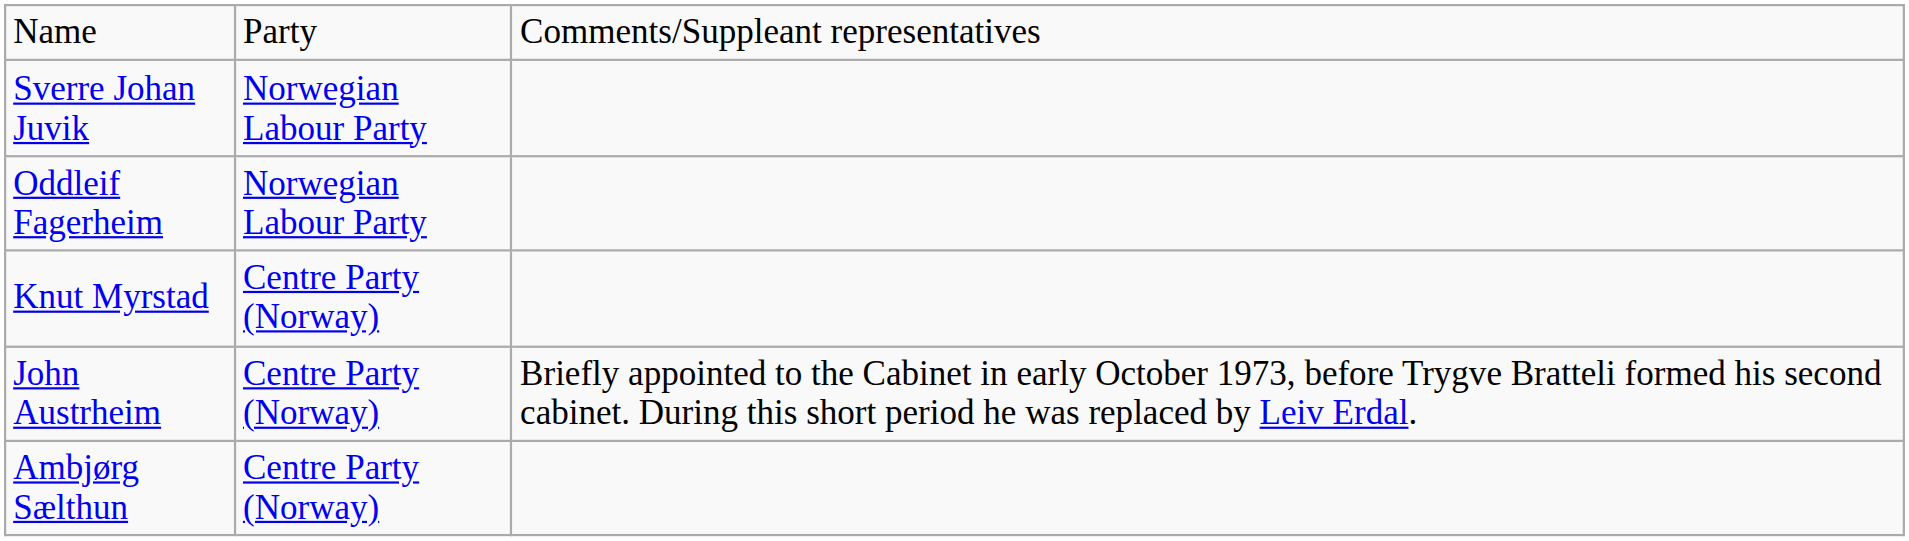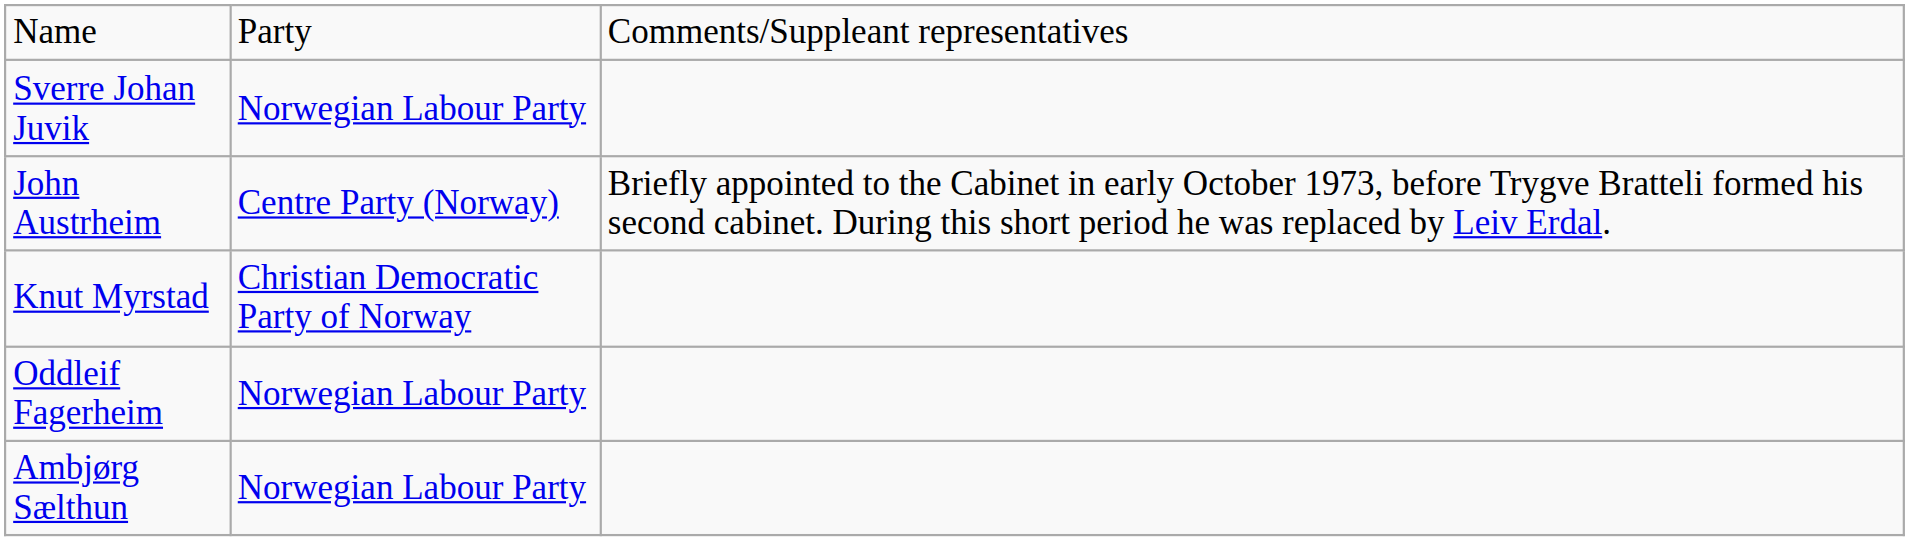rows swapped: (87, 392) <-> (88, 202)
(331, 297) Centre Party (Norway) -> (388, 297) Christian Democratic Party of Norway
(331, 487) Centre Party (Norway) -> (412, 487) Norwegian Labour Party
